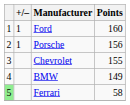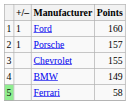(115, 44) 156 -> (115, 44) 157
